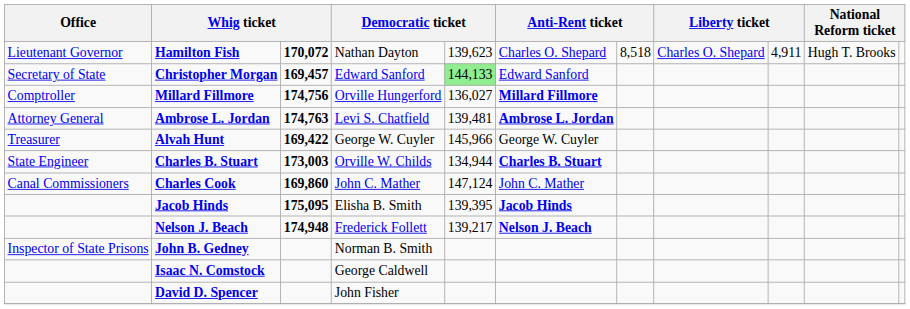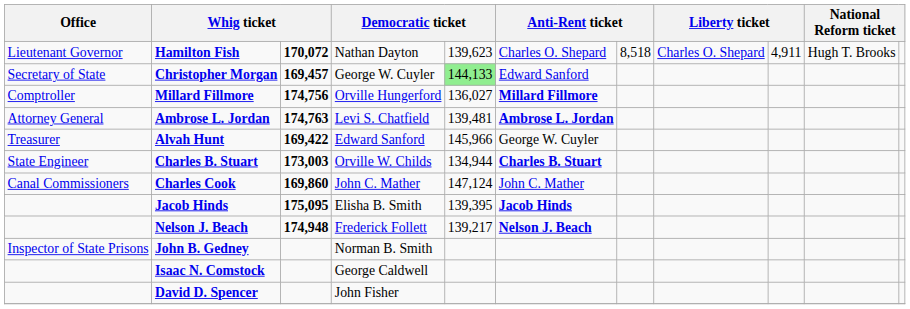(380, 74) Edward Sanford -> (385, 74) George W. Cuyler
(385, 140) George W. Cuyler -> (380, 140) Edward Sanford
